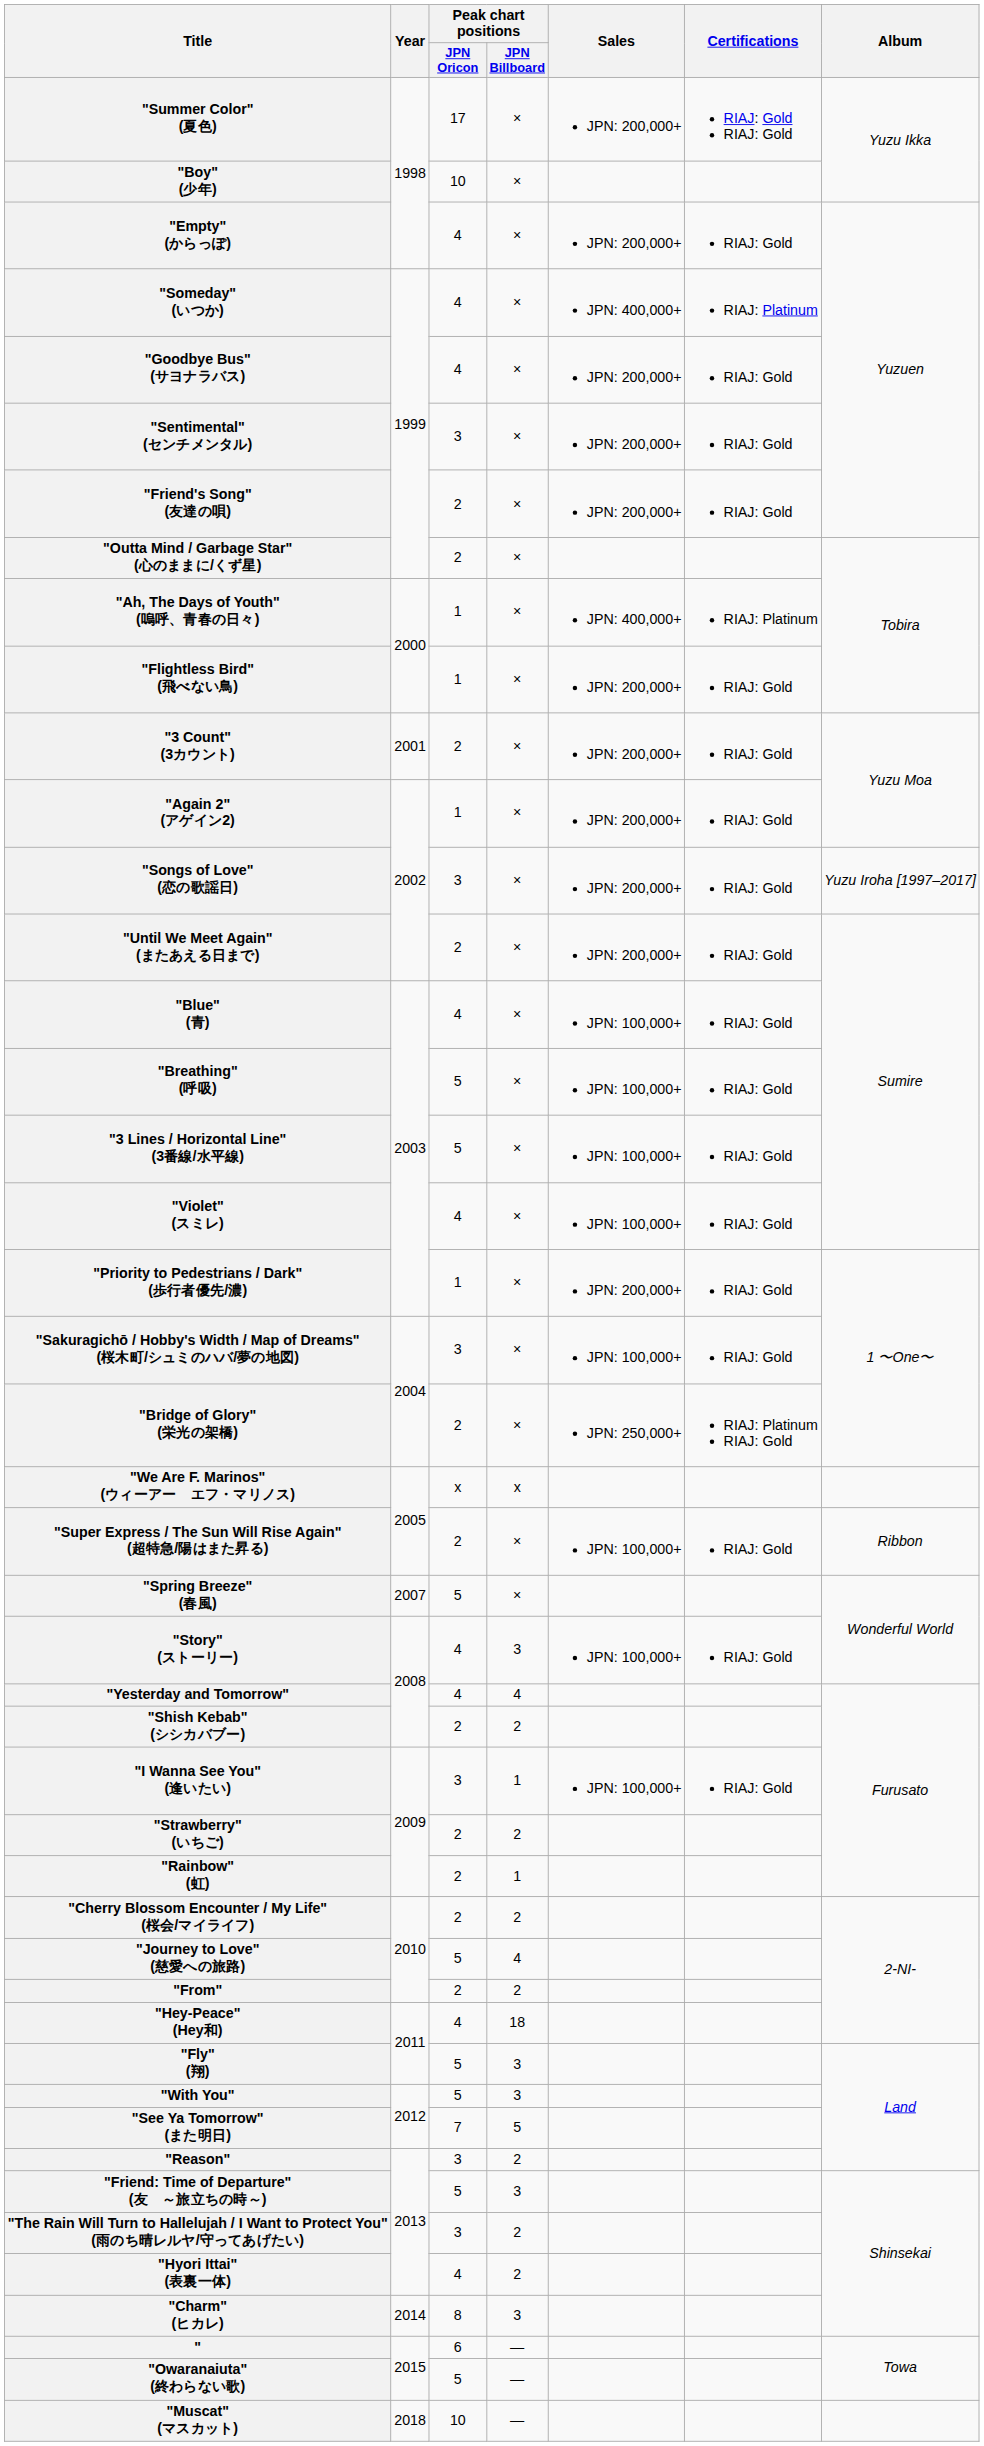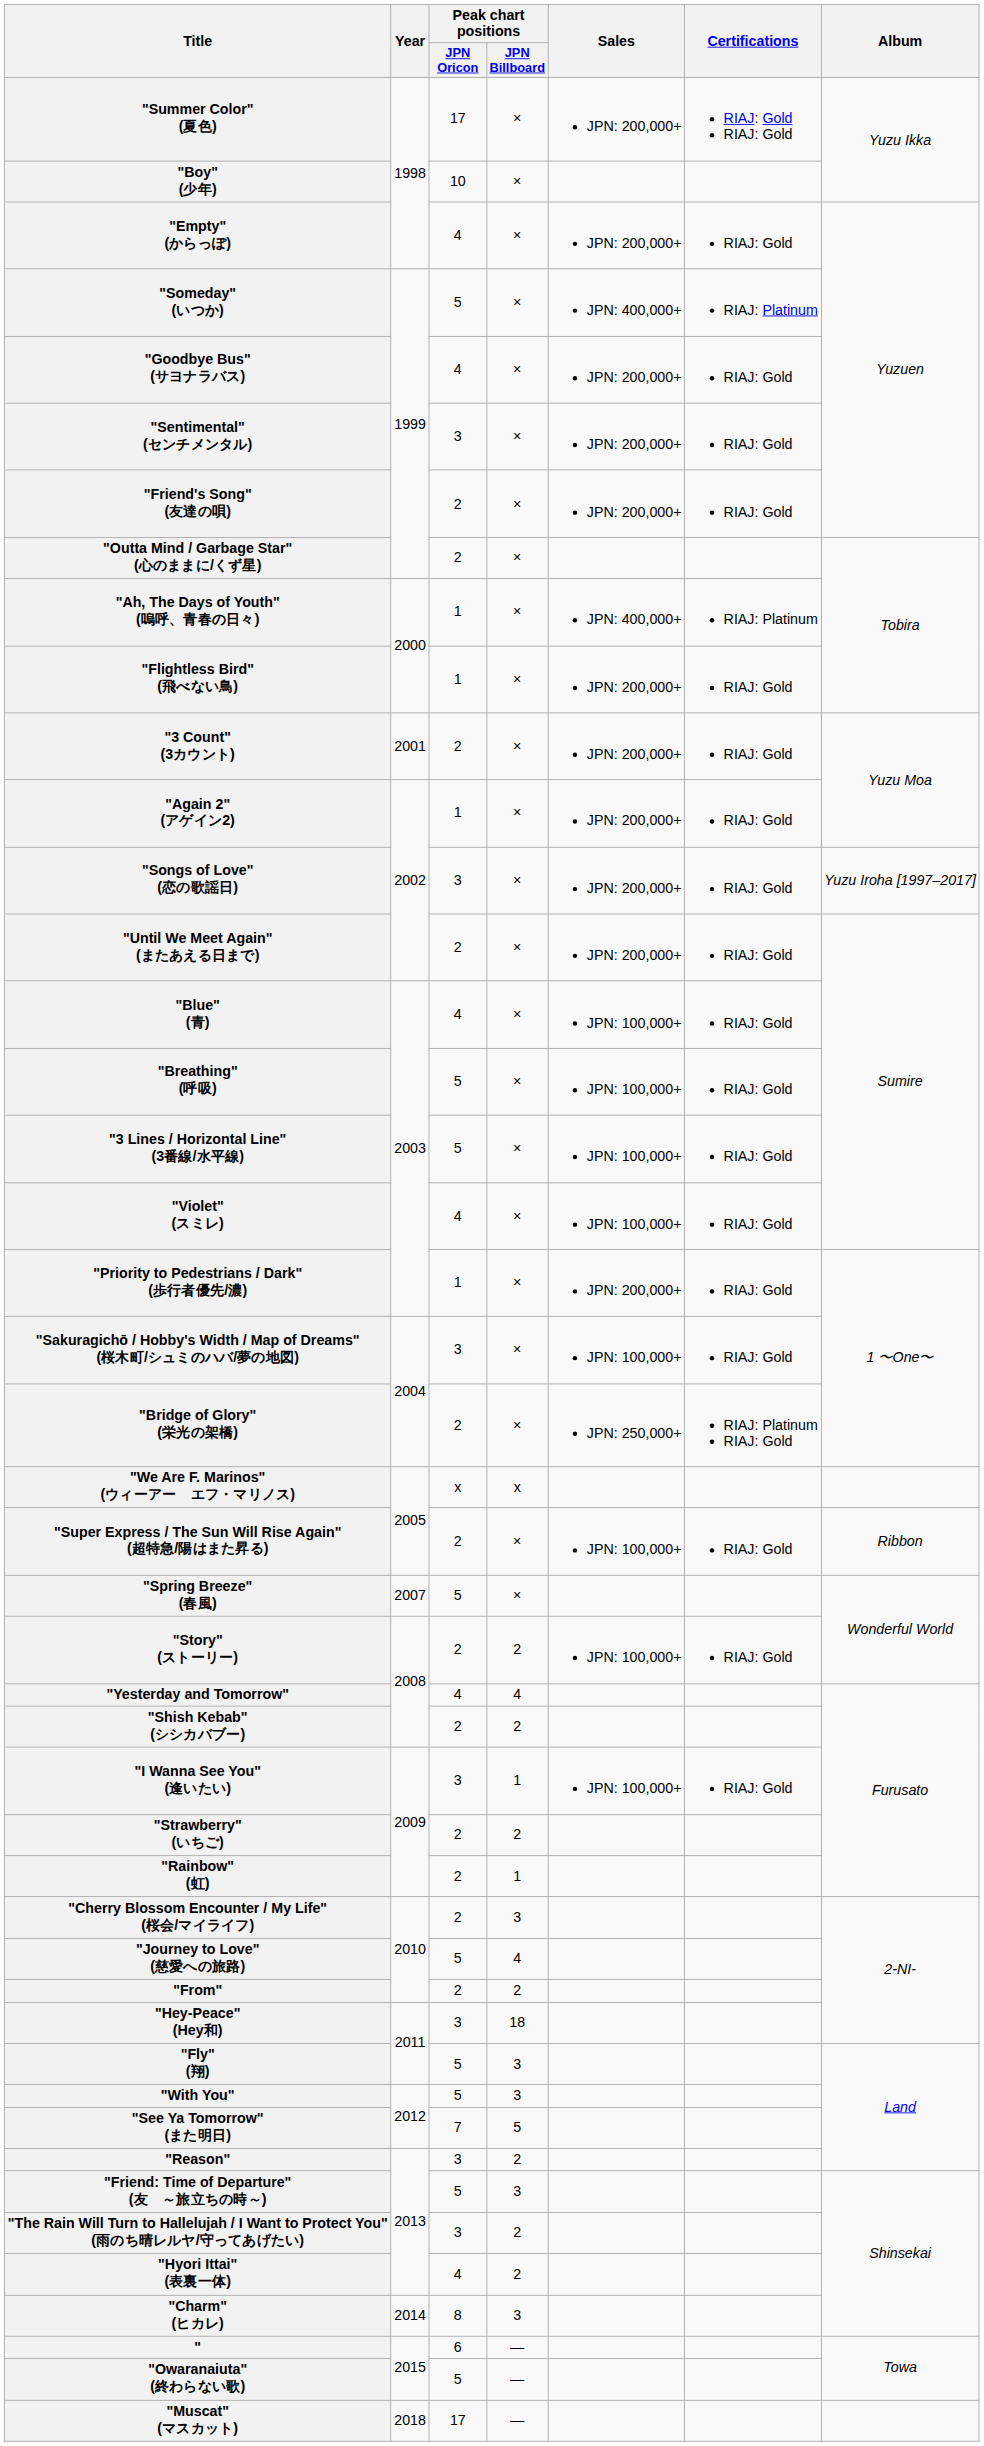(458, 302) 4 -> (458, 302) 5
(458, 1649) 4 -> (458, 1649) 2
(517, 1649) 3 -> (517, 1649) 2
(517, 1917) 2 -> (517, 1917) 3
(458, 2022) 4 -> (458, 2022) 3
(458, 2420) 10 -> (458, 2420) 17
